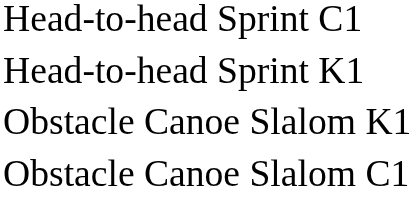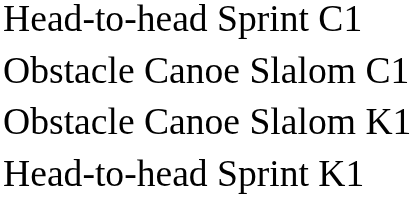rows swapped: (184, 70) <-> (206, 173)
